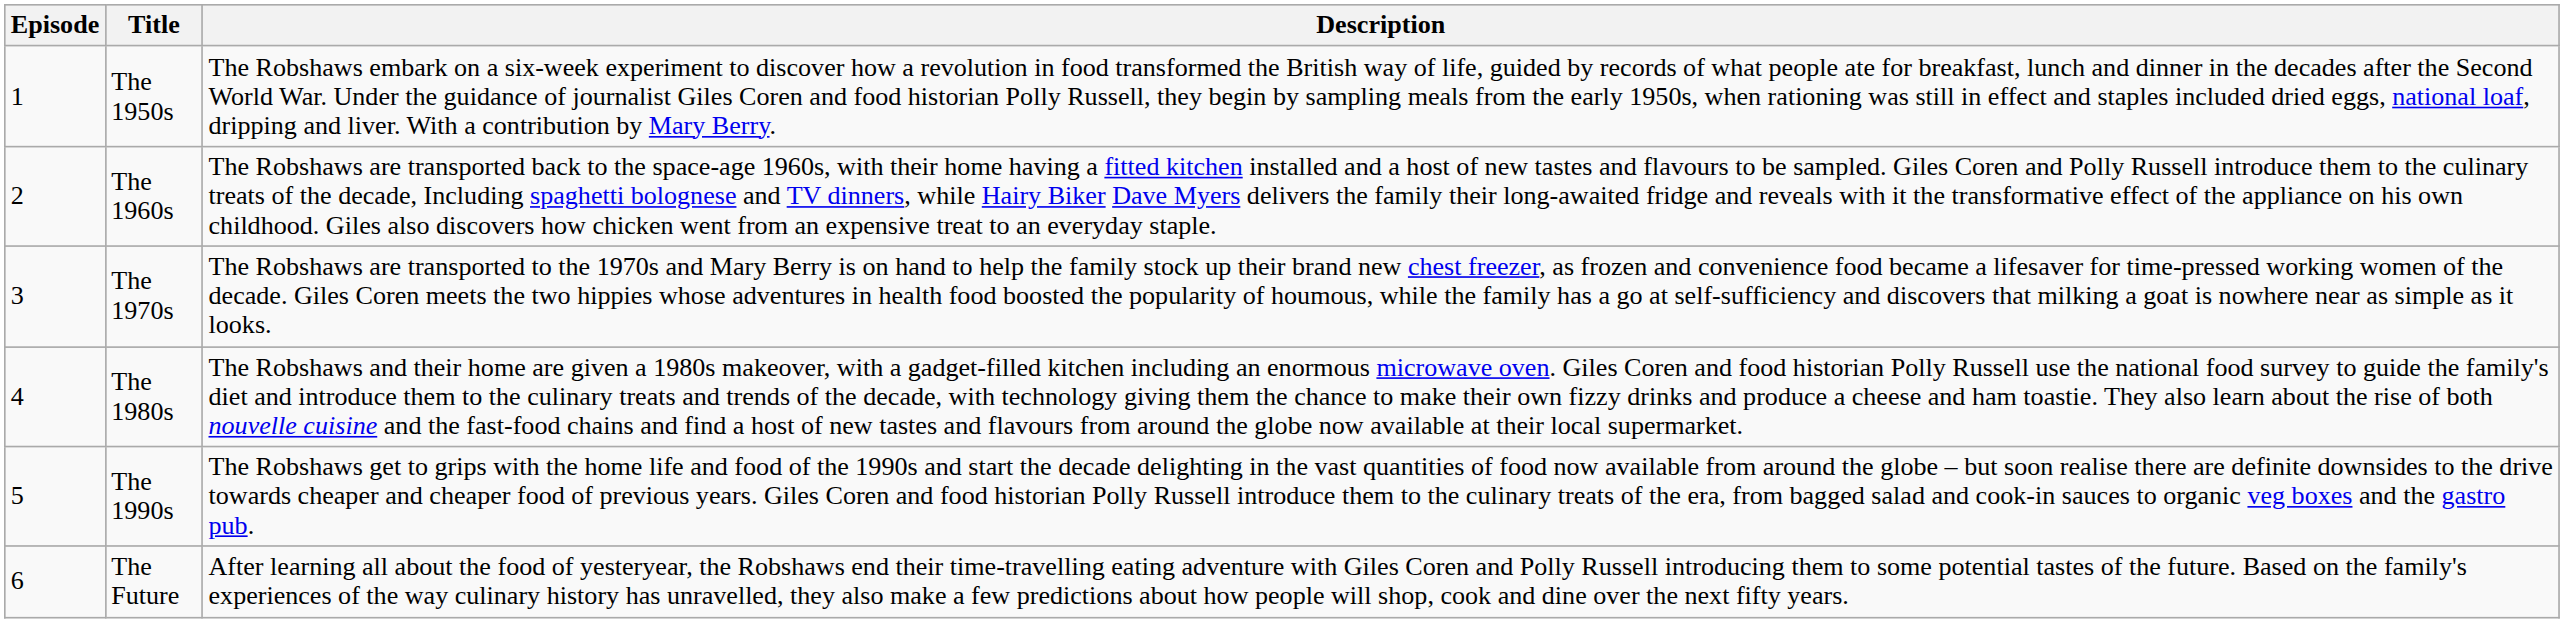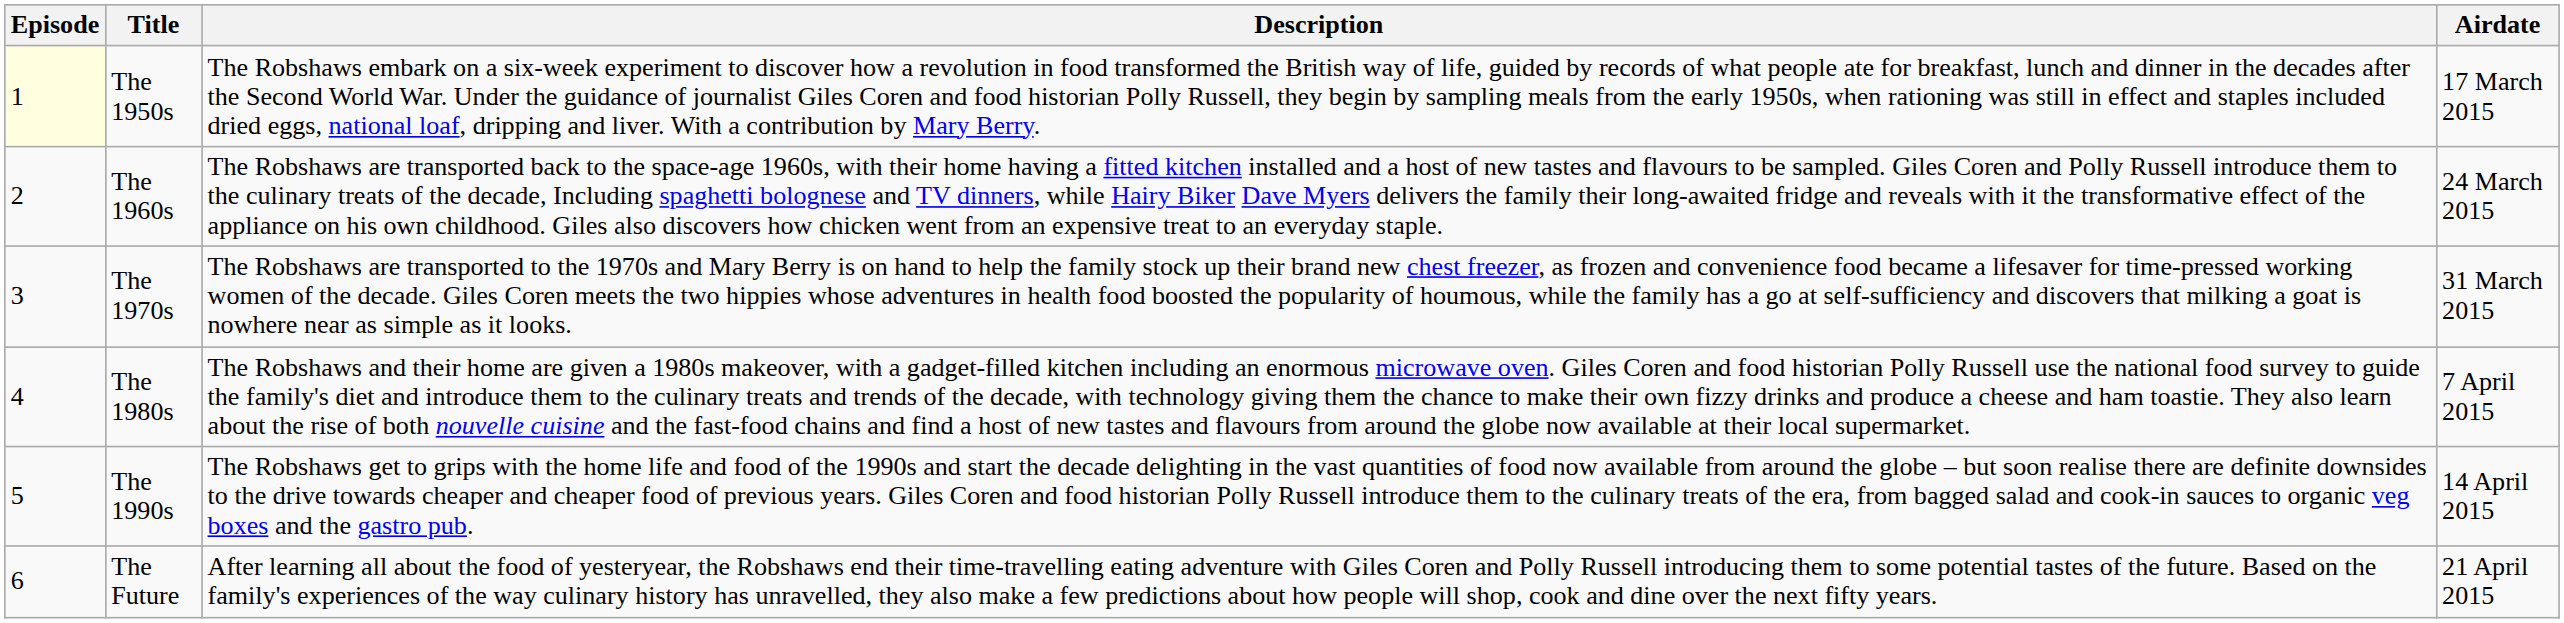+ column: (2498, 25)
(17, 95) no background -> (17, 95) lightyellow background
